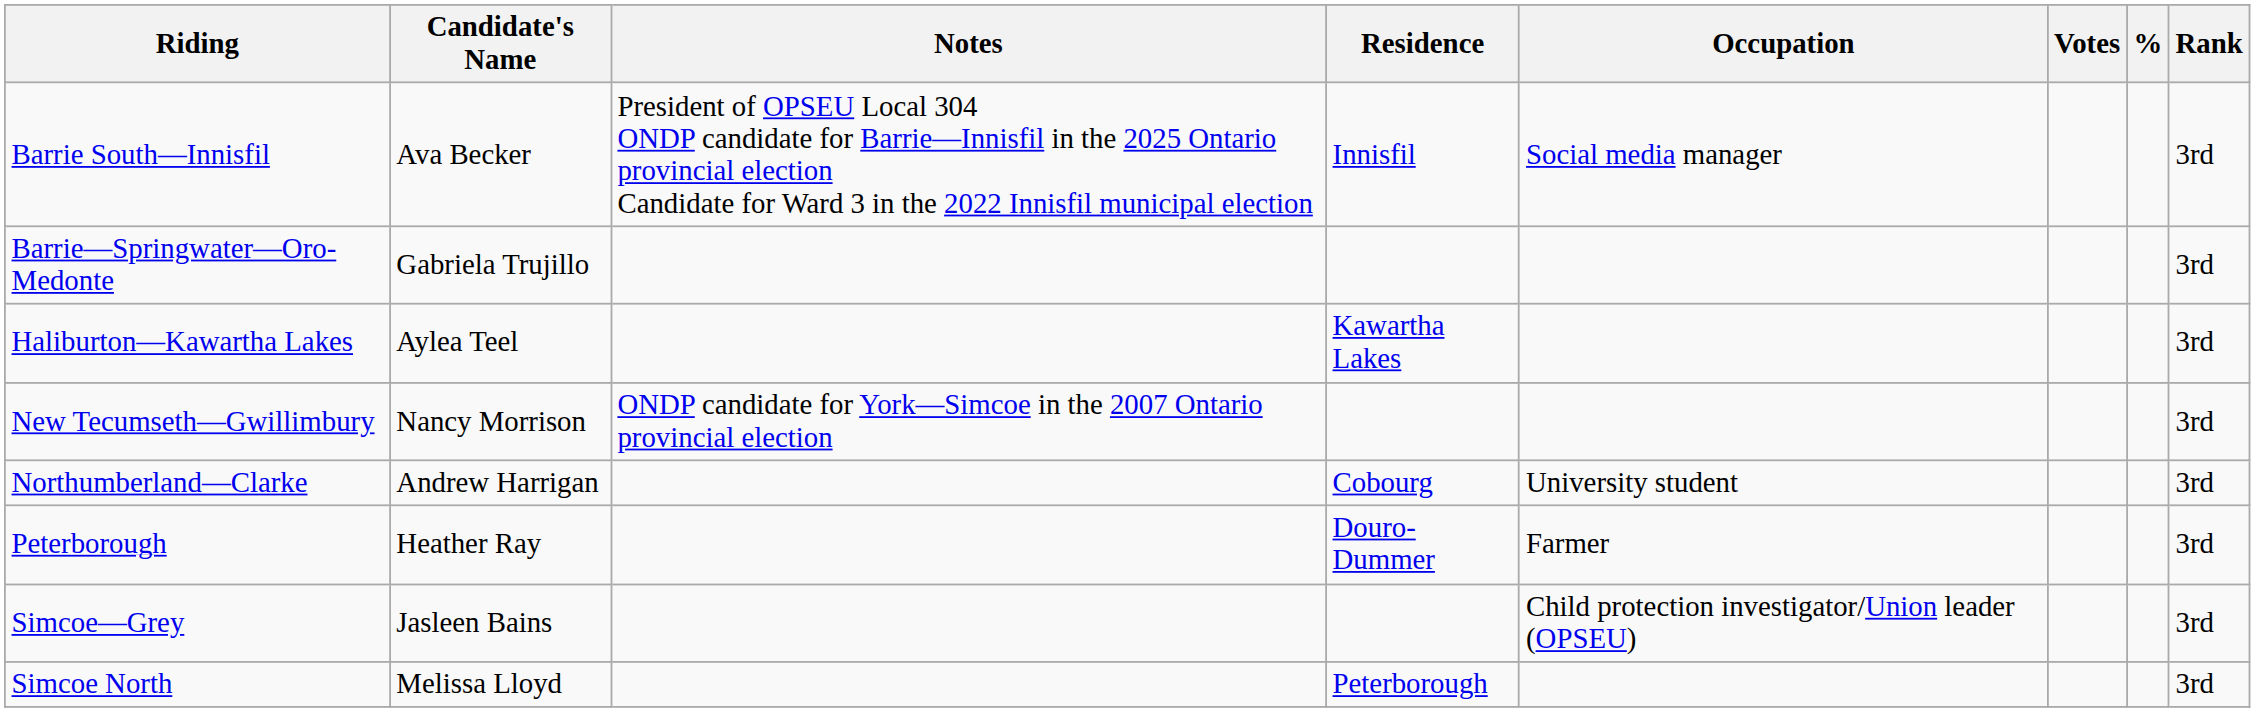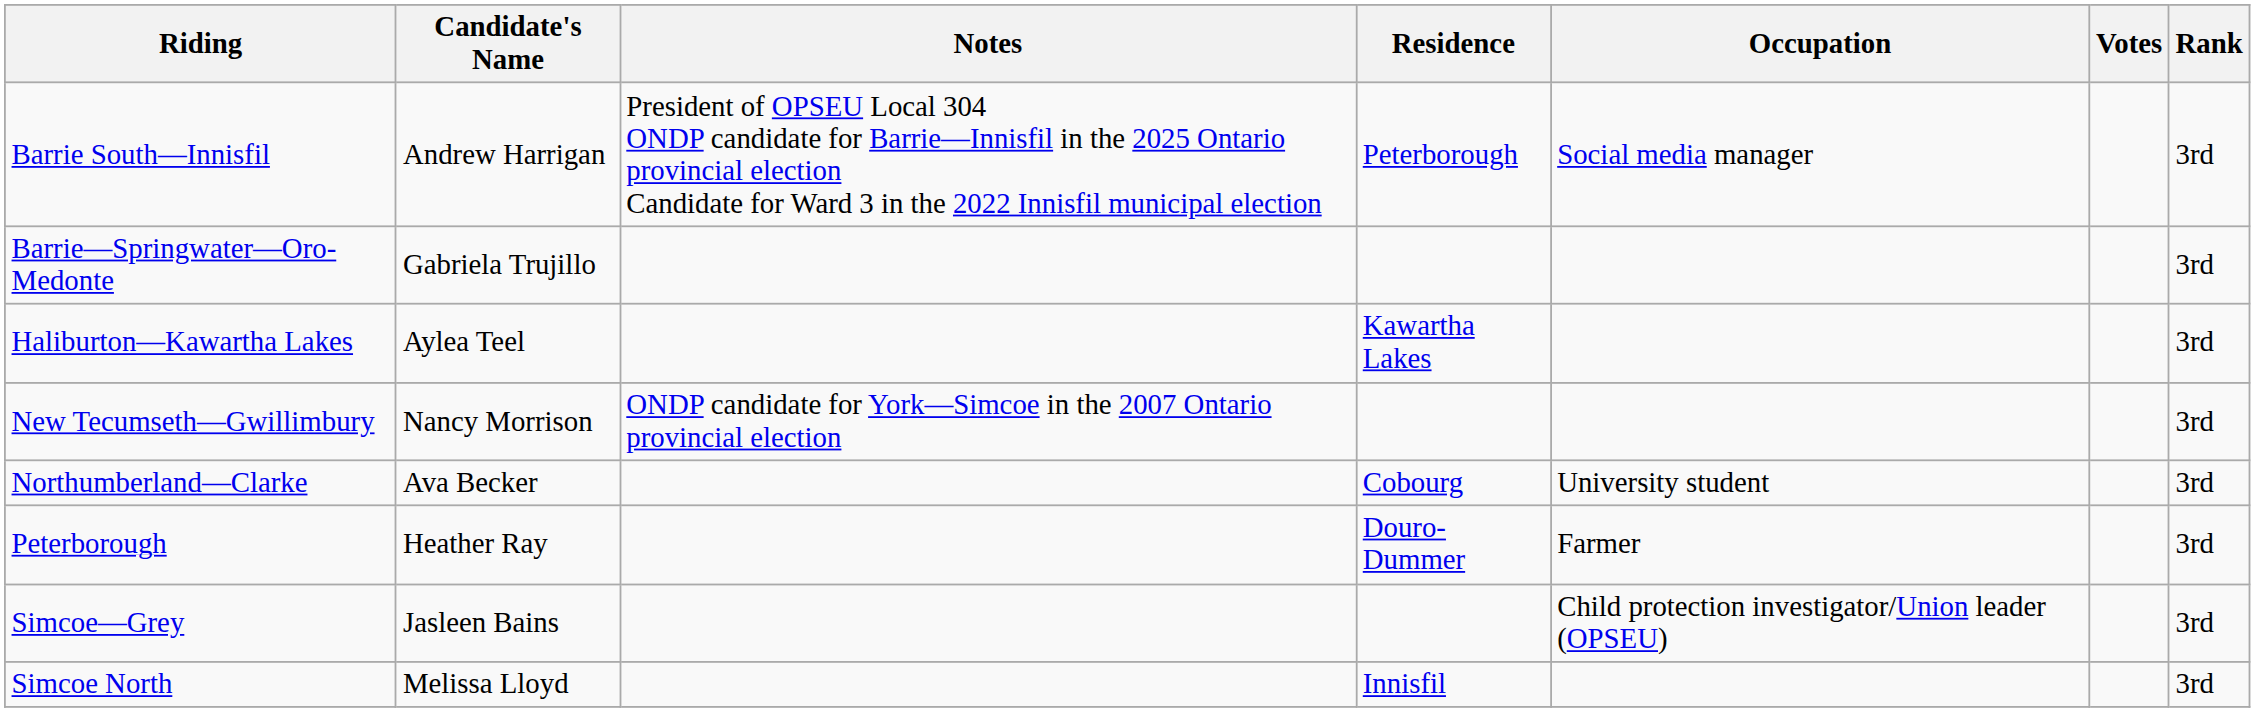- column: (2148, 43)
(464, 154) Ava Becker -> (504, 154) Andrew Harrigan
(1374, 154) Innisfil -> (1440, 154) Peterborough
(498, 482) Andrew Harrigan -> (470, 482) Ava Becker
(1410, 684) Peterborough -> (1404, 684) Innisfil
